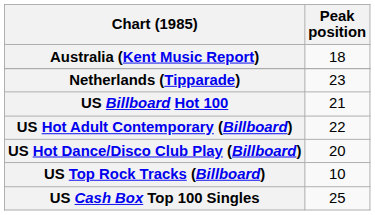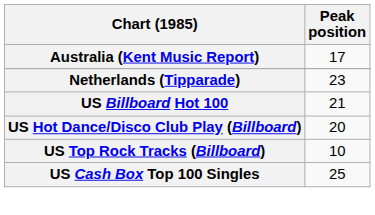(337, 56) 18 -> (337, 56) 17
- row: (155, 127)
